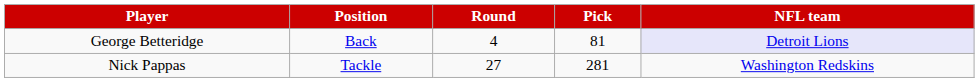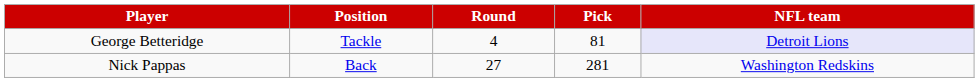(361, 41) Back -> (361, 41) Tackle
(361, 65) Tackle -> (361, 65) Back
